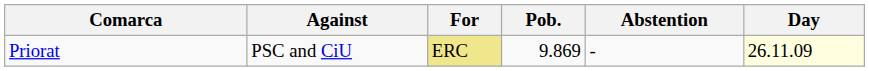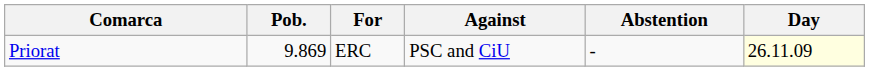columns swapped: (543, 20) <-> (337, 20)
(450, 50) khaki background -> (353, 50) no background
